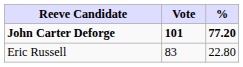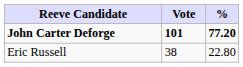(171, 52) 83 -> (171, 52) 38
